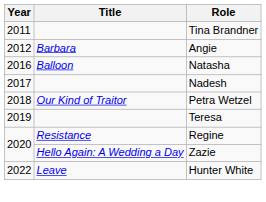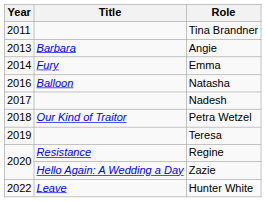(19, 48) 2012 -> (19, 48) 2013
+ row: (205, 65)
